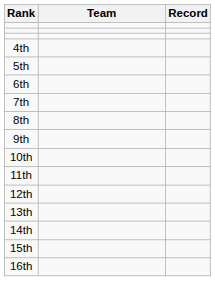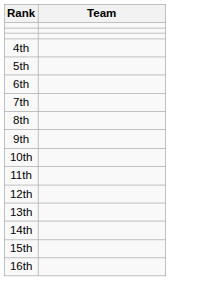- column: (188, 13)
